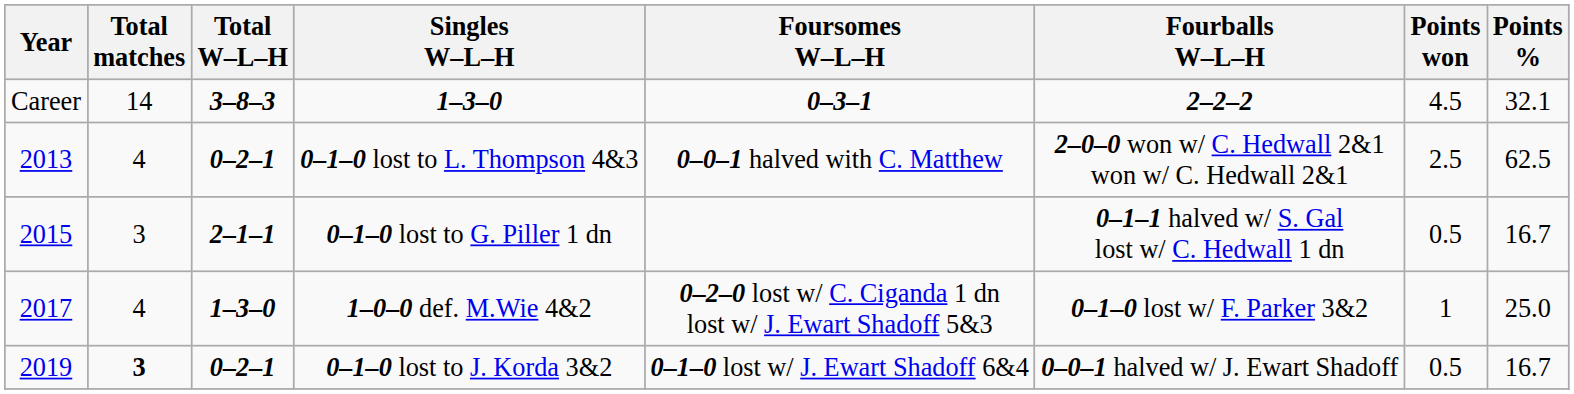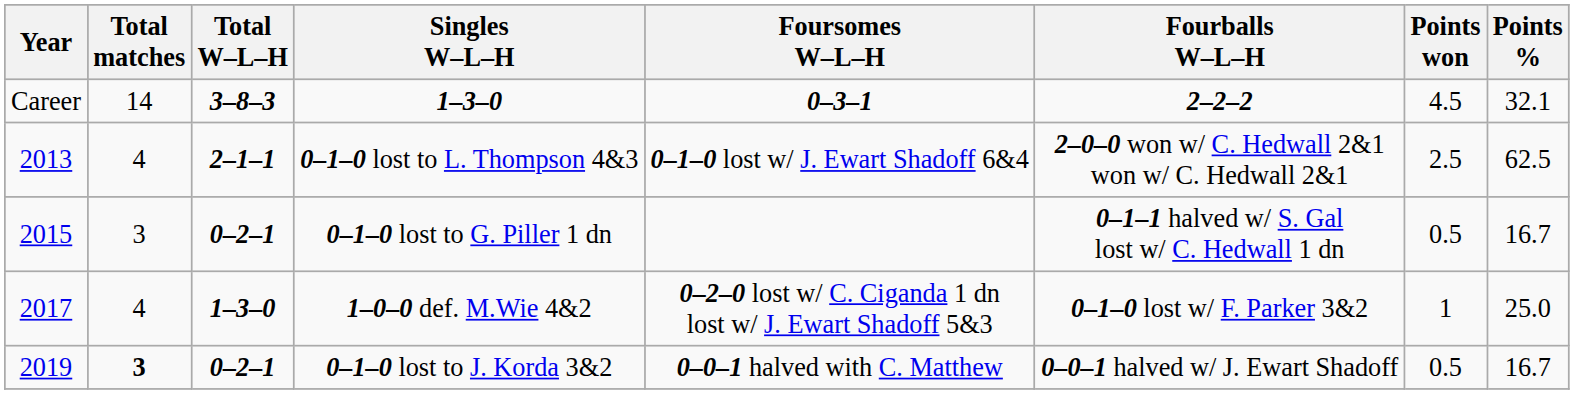(243, 159) 0–2–1 -> (243, 159) 2–1–1
(840, 159) 0–0–1 halved with C. Matthew -> (840, 159) 0–1–0 lost w/ J. Ewart Shadoff 6&4
(243, 234) 2–1–1 -> (243, 234) 0–2–1
(840, 367) 0–1–0 lost w/ J. Ewart Shadoff 6&4 -> (840, 367) 0–0–1 halved with C. Matthew
